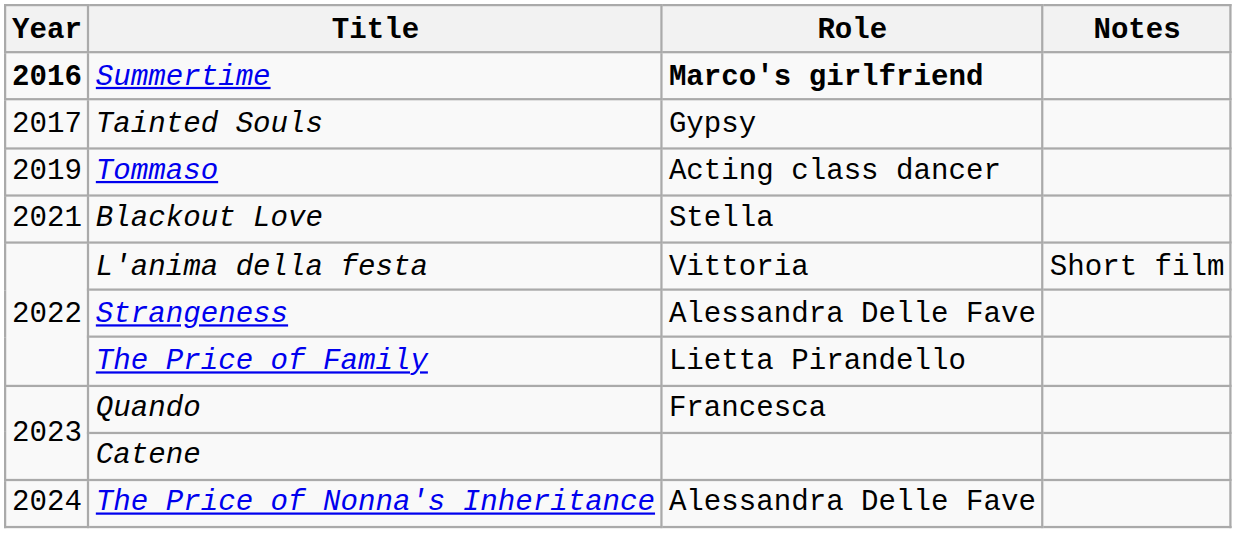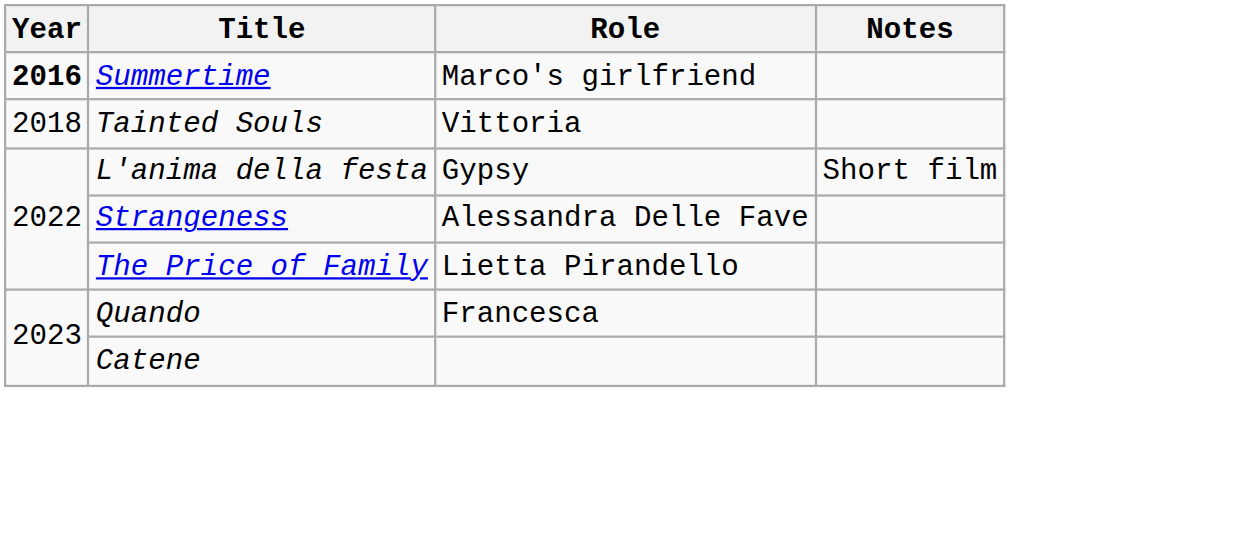(826, 76) bold -> (599, 76) normal
(47, 124) 2017 -> (47, 124) 2018
(713, 124) Gypsy -> (512, 124) Vittoria
- row: (157, 171)
- row: (209, 219)
(739, 266) Vittoria -> (485, 171) Gypsy
- row: (375, 503)
